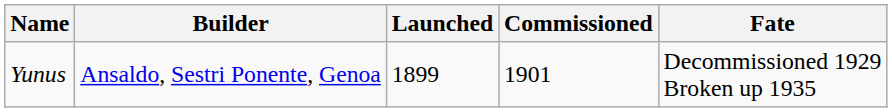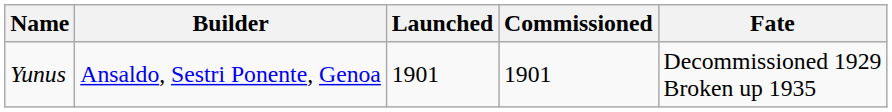(415, 74) 1899 -> (415, 74) 1901
